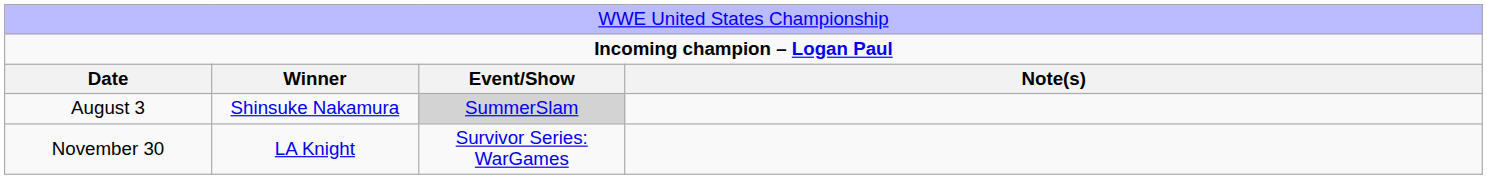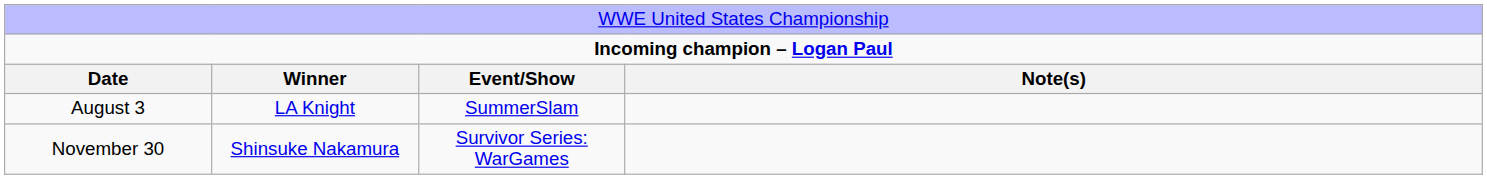(315, 108) Shinsuke Nakamura -> (315, 108) LA Knight
(522, 108) lightgrey background -> (522, 108) no background
(315, 148) LA Knight -> (315, 148) Shinsuke Nakamura
